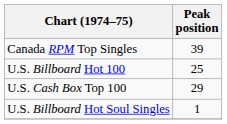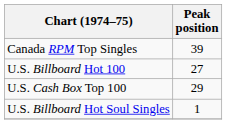(197, 68) 25 -> (197, 68) 27
